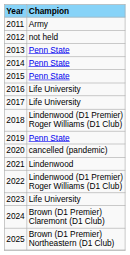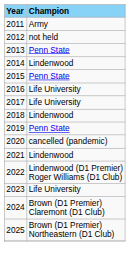(49, 63) Penn State -> (51, 63) Lindenwood
(76, 120) Lindenwood (D1 Premier) Roger Williams (D1 Club) -> (51, 115) Lindenwood
